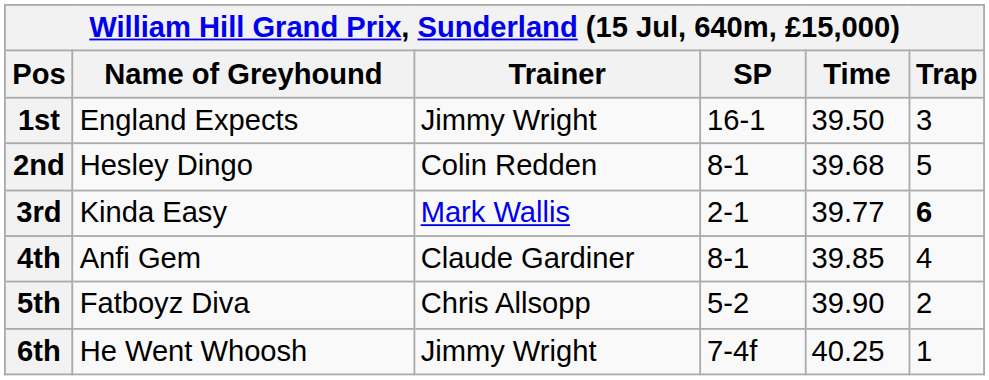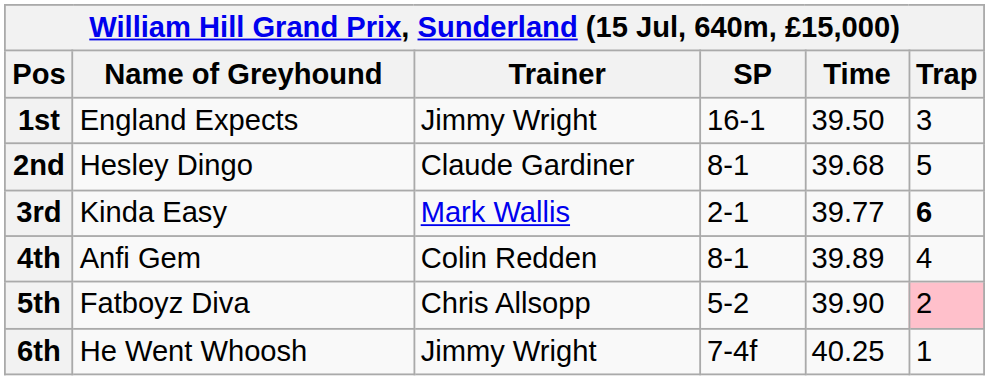(509, 166) Colin Redden -> (528, 166) Claude Gardiner
(528, 258) Claude Gardiner -> (509, 258) Colin Redden
(848, 258) 39.85 -> (848, 258) 39.89
(924, 304) no background -> (924, 304) pink background
